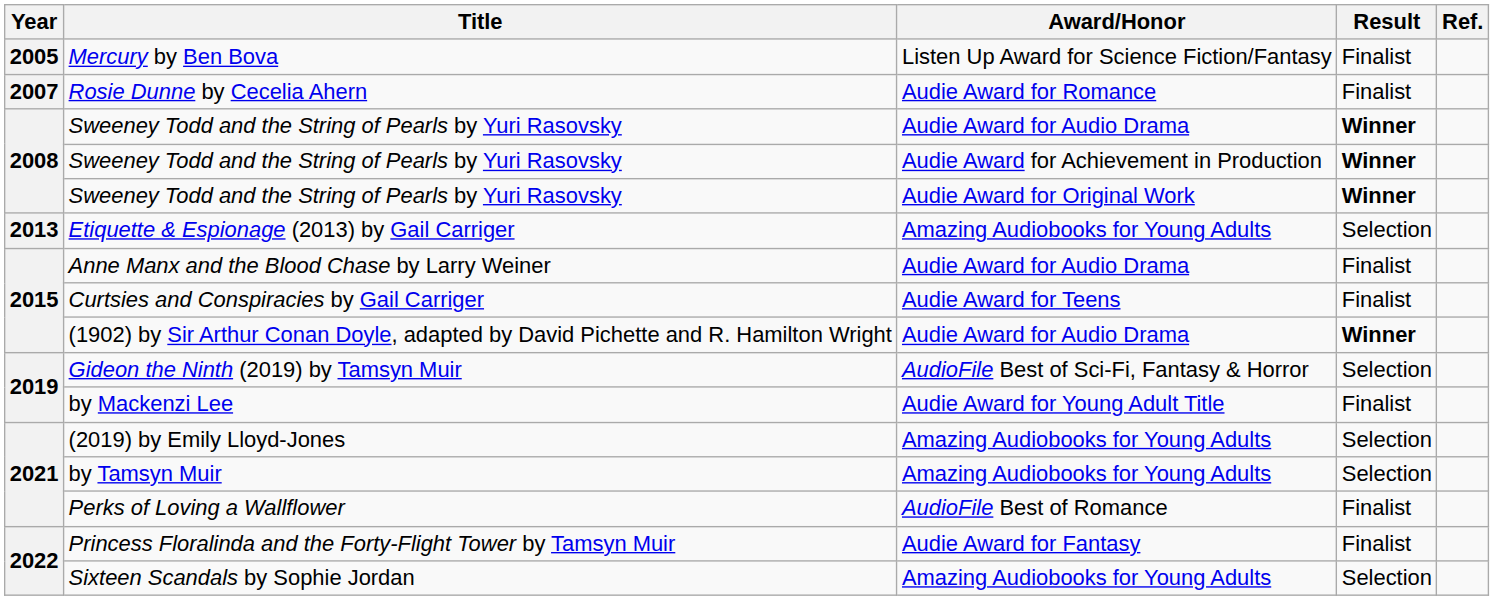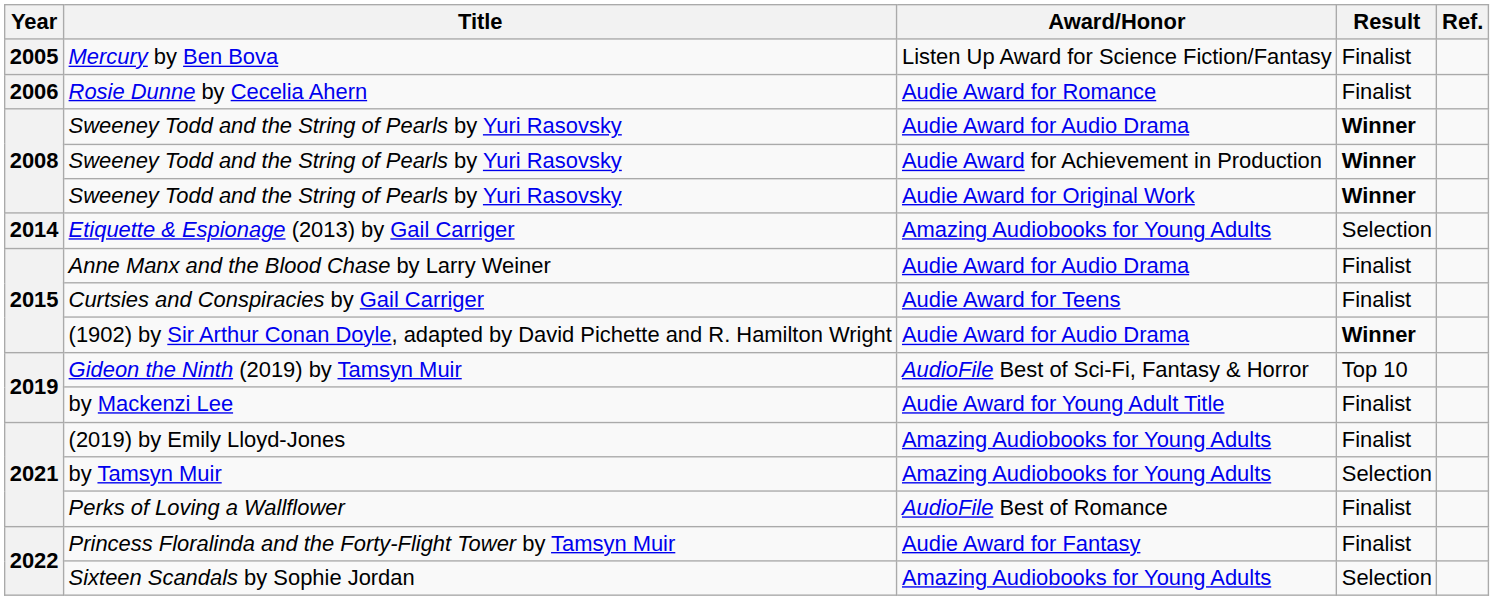(34, 91) 2007 -> (34, 91) 2006
(34, 230) 2013 -> (34, 230) 2014
(1387, 369) Selection -> (1375, 369) Top 10
(1387, 439) Selection -> (1376, 439) Finalist
